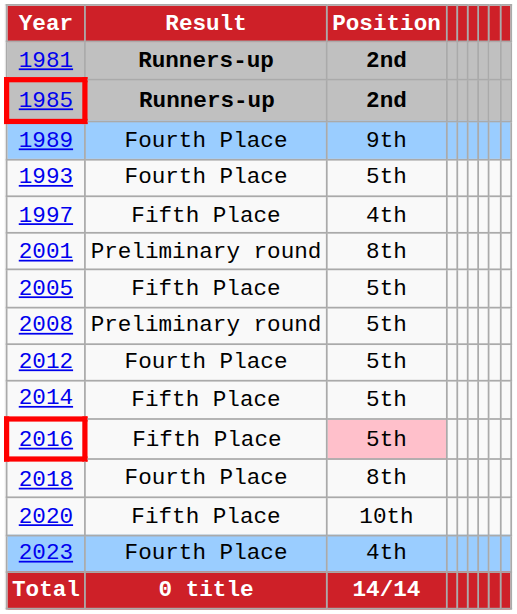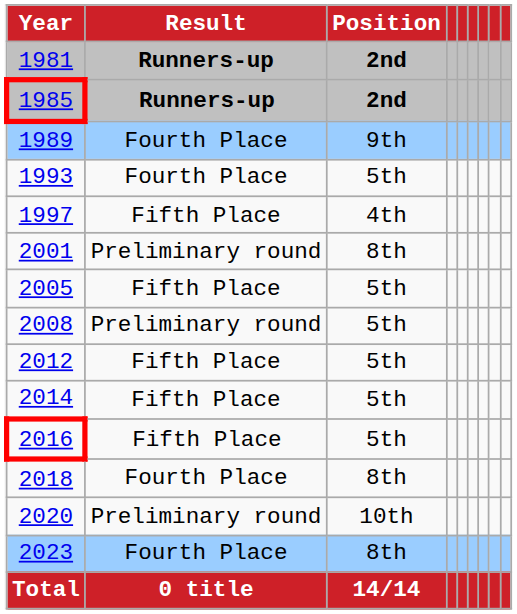(206, 362) Fourth Place -> (206, 362) Fifth Place
(386, 439) pink background -> (386, 439) no background
(206, 516) Fifth Place -> (206, 516) Preliminary round
(386, 553) 4th -> (386, 553) 8th
